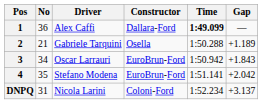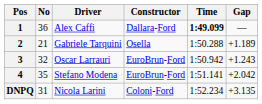(43, 59) 34 -> (43, 59) 32
(242, 59) +1.843 -> (242, 59) +1.243
(242, 91) +3.137 -> (242, 91) +3.135
